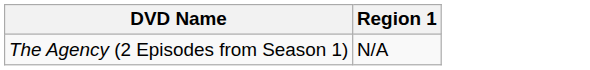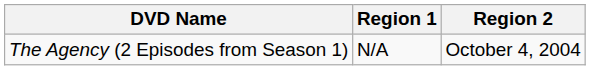+ column: (513, 19)
